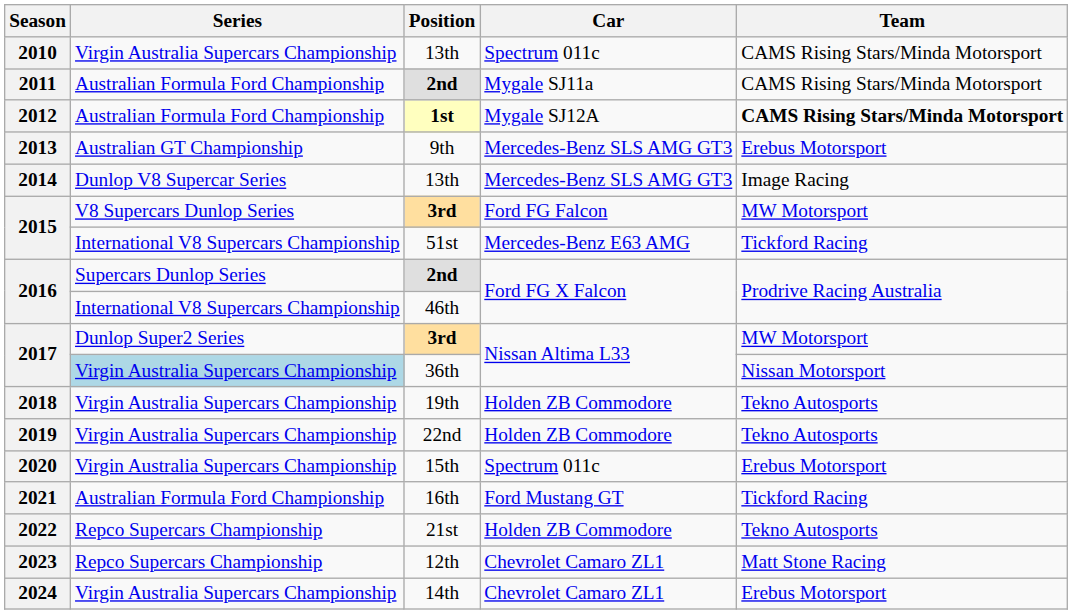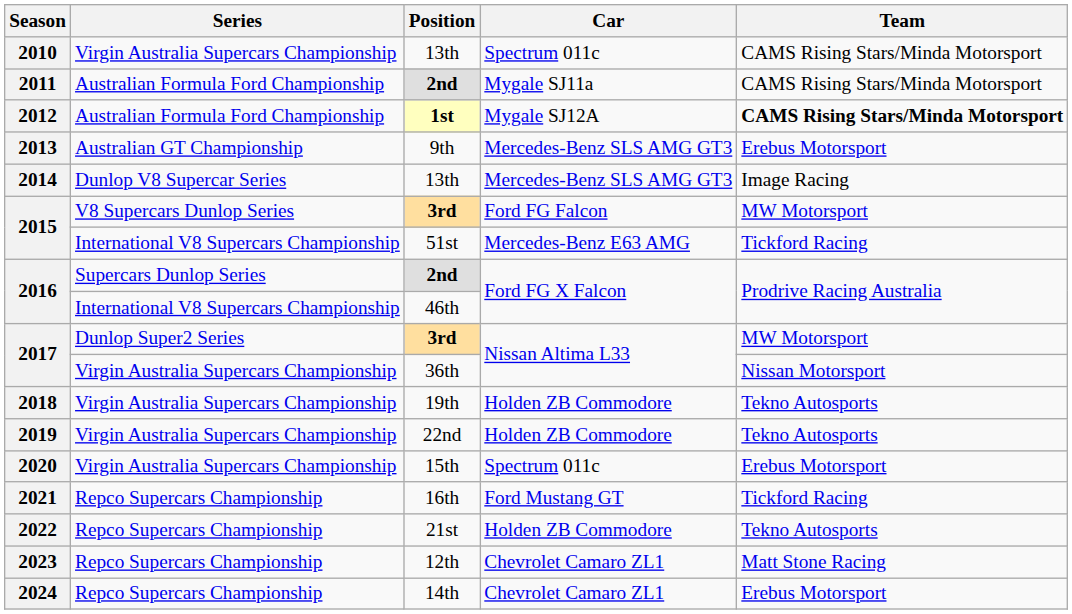(236, 370) lightblue background -> (236, 370) no background
(230, 498) Australian Formula Ford Championship -> (199, 498) Repco Supercars Championship
(236, 593) Virgin Australia Supercars Championship -> (199, 593) Repco Supercars Championship
